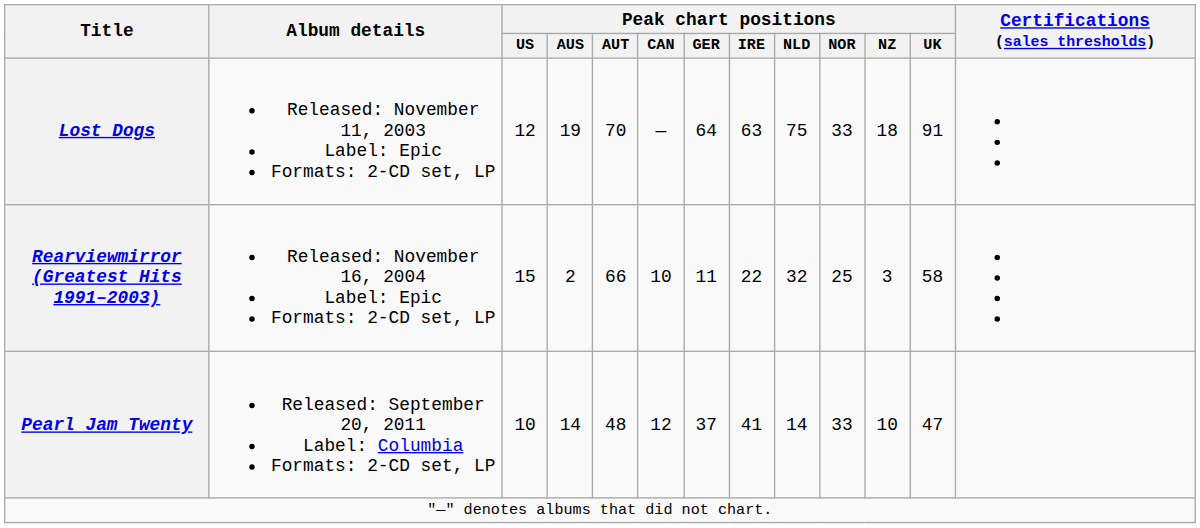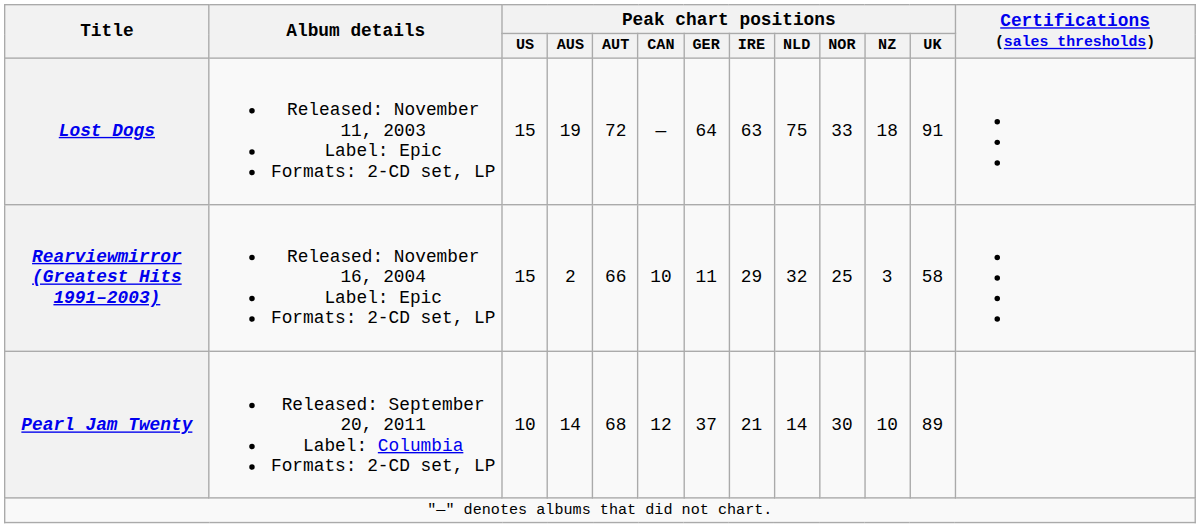(525, 131) 12 -> (525, 131) 15
(616, 131) 70 -> (616, 131) 72
(751, 278) 22 -> (751, 278) 29
(616, 425) 48 -> (616, 425) 68
(751, 425) 41 -> (751, 425) 21
(842, 425) 33 -> (842, 425) 30
(932, 425) 47 -> (932, 425) 89
